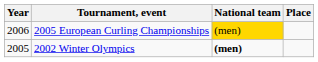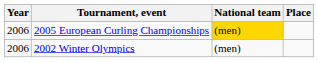(18, 48) 2005 -> (18, 48) 2006
(228, 48) bold -> (227, 48) normal
